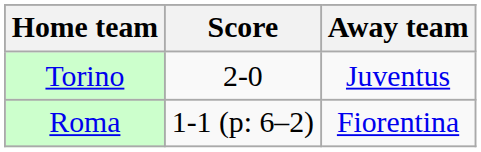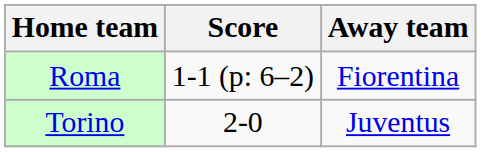rows swapped: (85, 122) <-> (85, 75)
